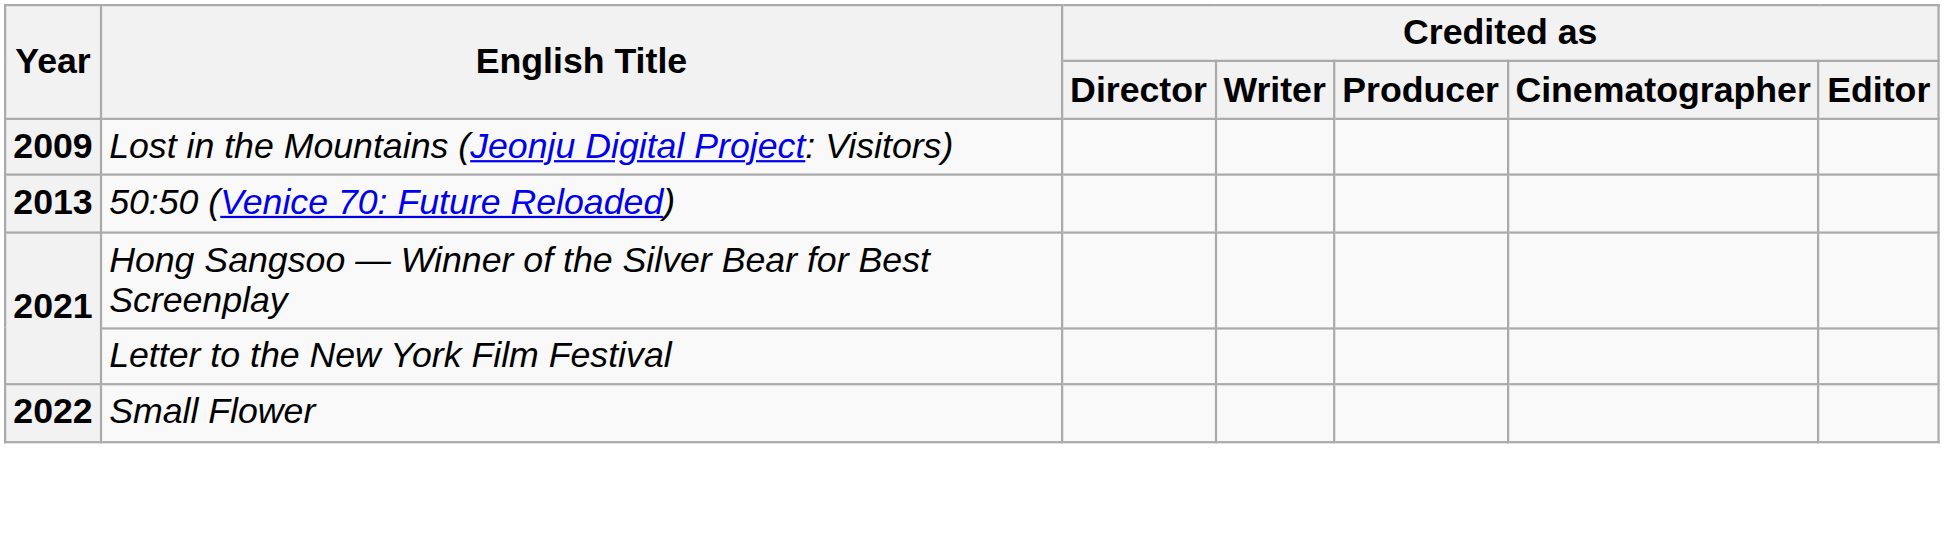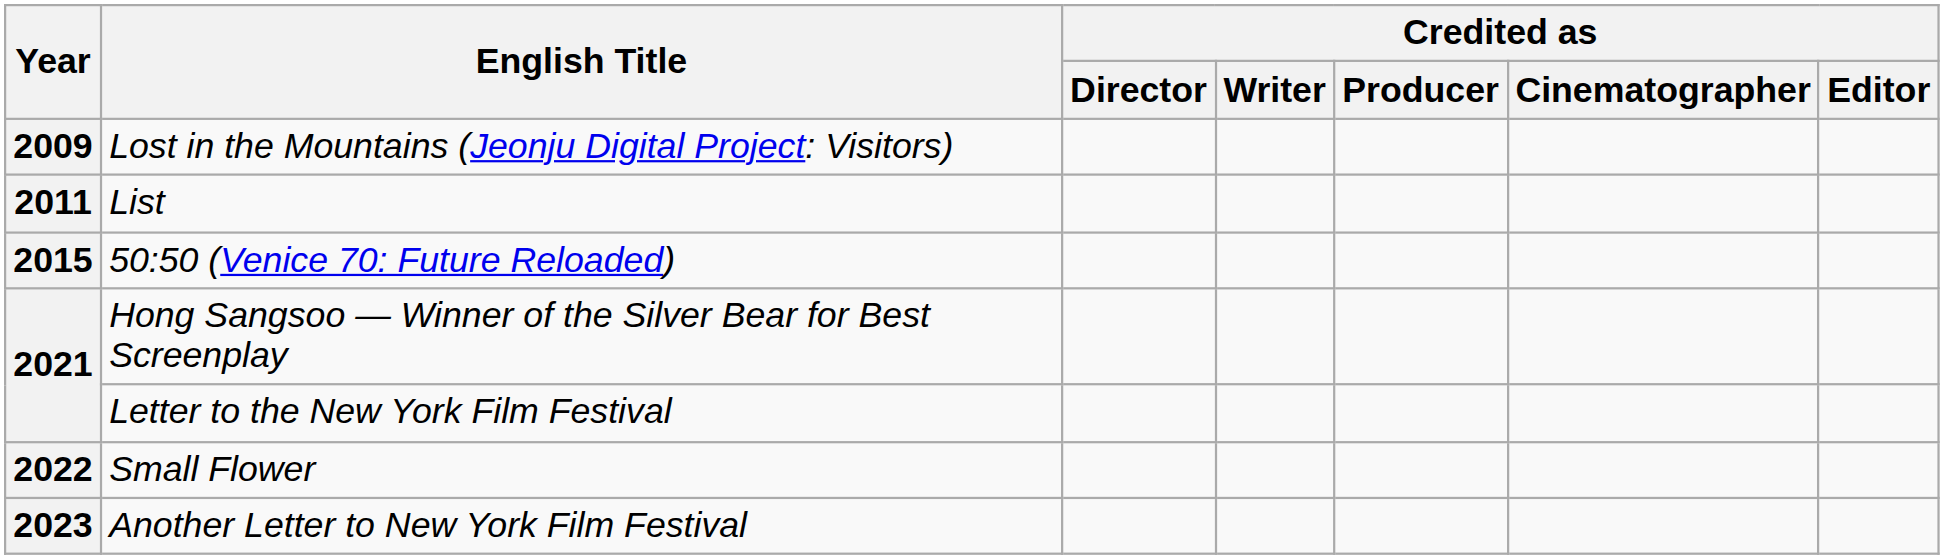+ row: (137, 202)
(53, 202) 2013 -> (53, 259) 2015
+ row: (428, 525)
